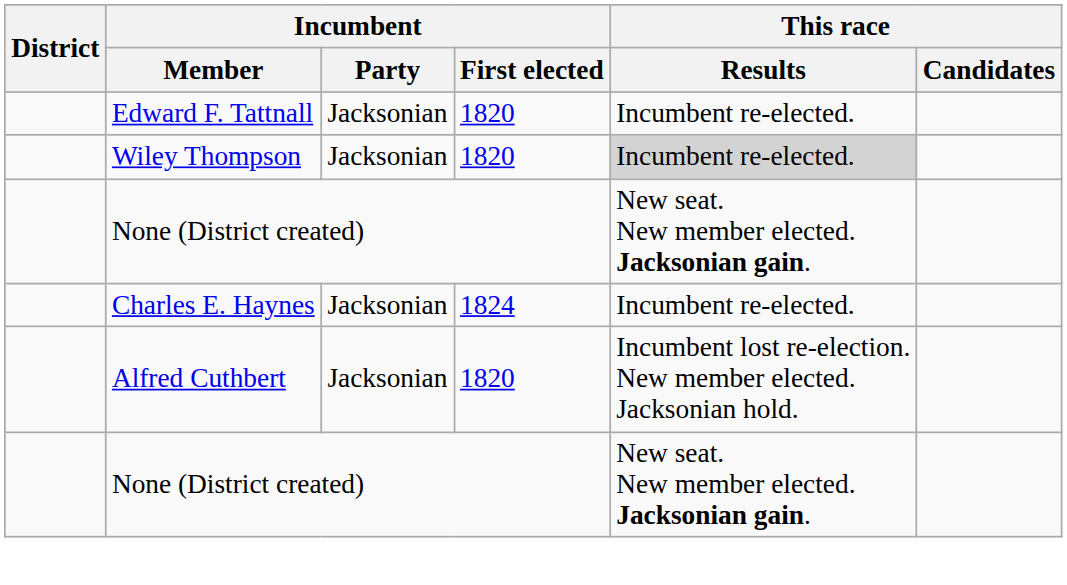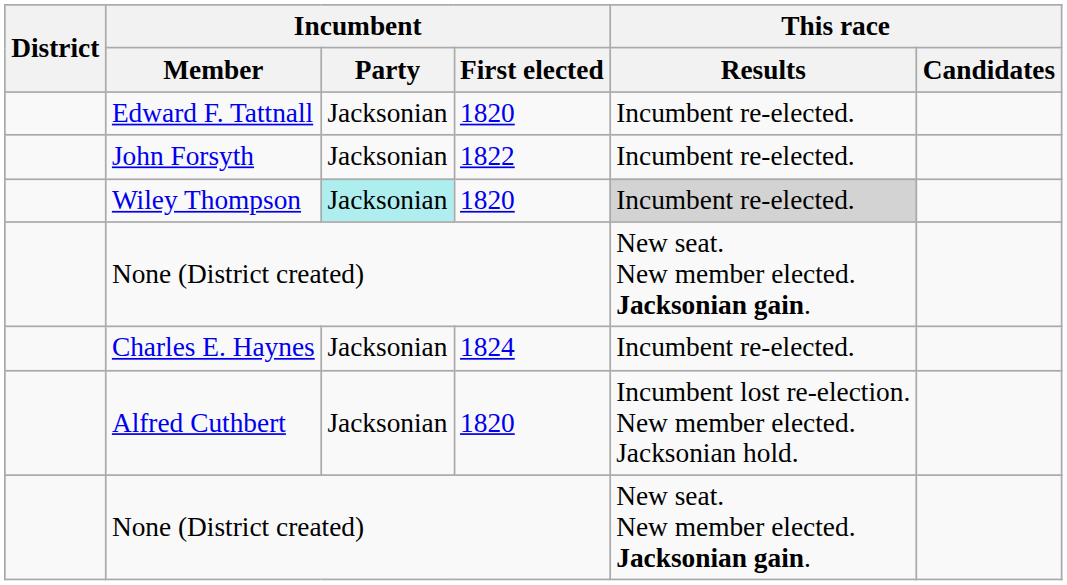+ row: (183, 156)
(387, 156) no background -> (387, 199) paleturquoise background
